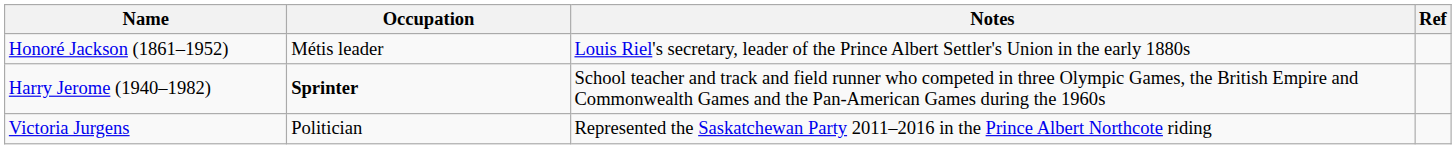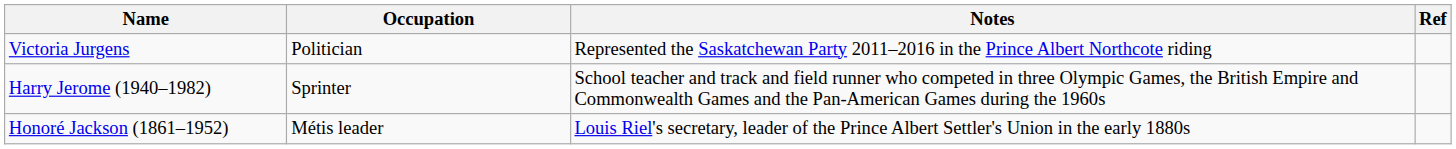rows swapped: (119, 48) <-> (69, 128)
(325, 88) bold -> (321, 88) normal
